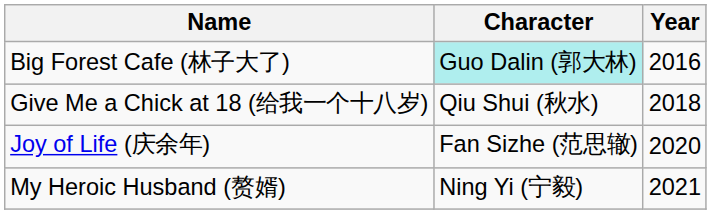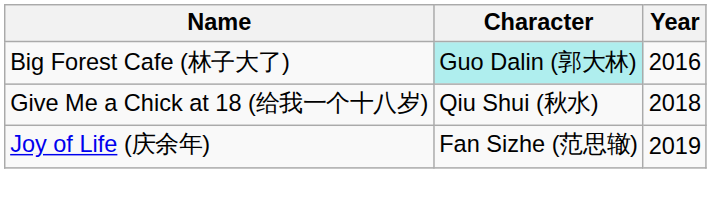(675, 146) 2020 -> (675, 146) 2019
- row: (148, 187)
